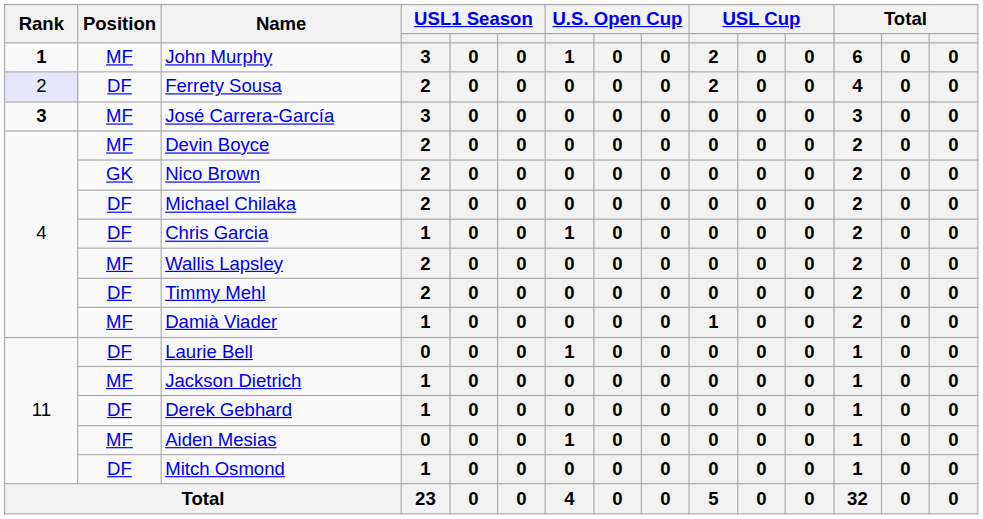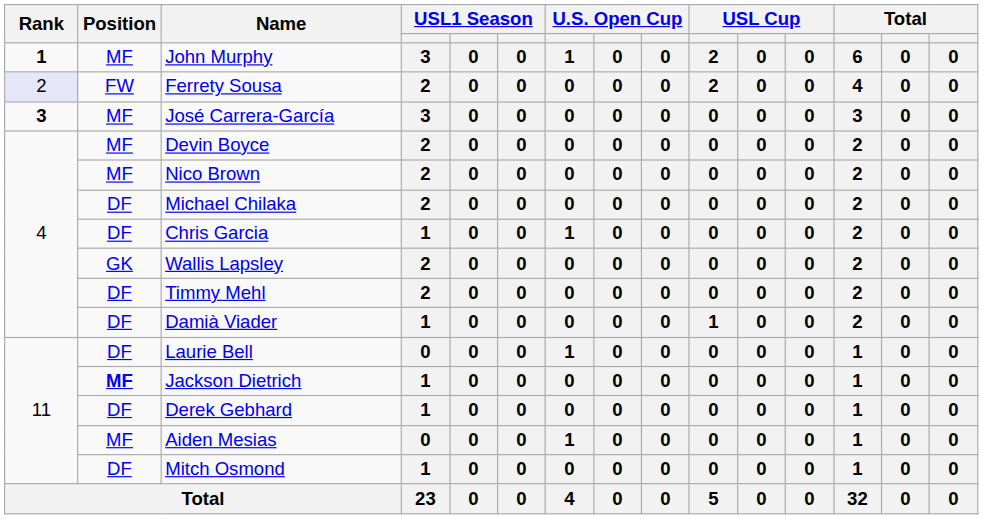(119, 86) DF -> (119, 86) FW
(119, 174) GK -> (119, 174) MF
(119, 263) MF -> (119, 263) GK
(119, 322) MF -> (119, 322) DF
(119, 380) normal -> (119, 380) bold
